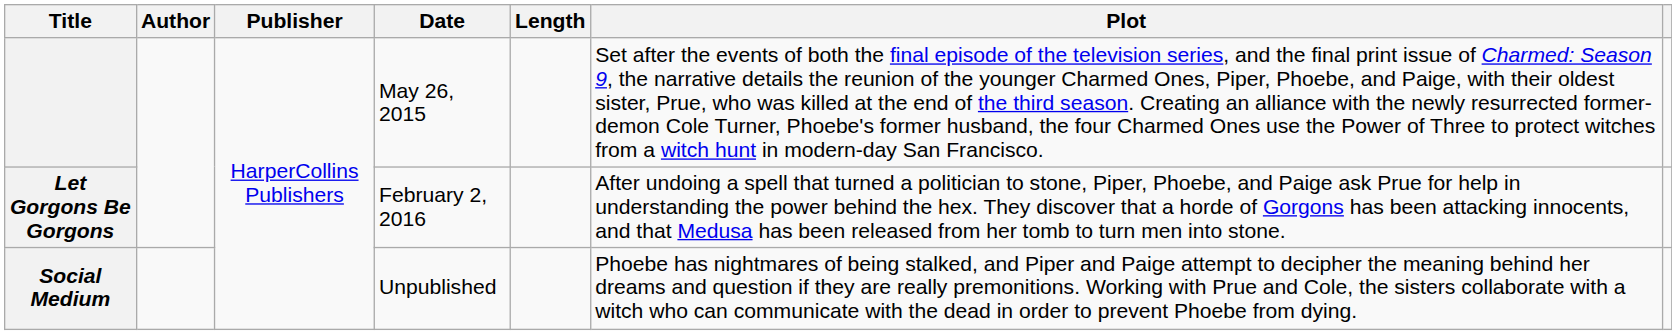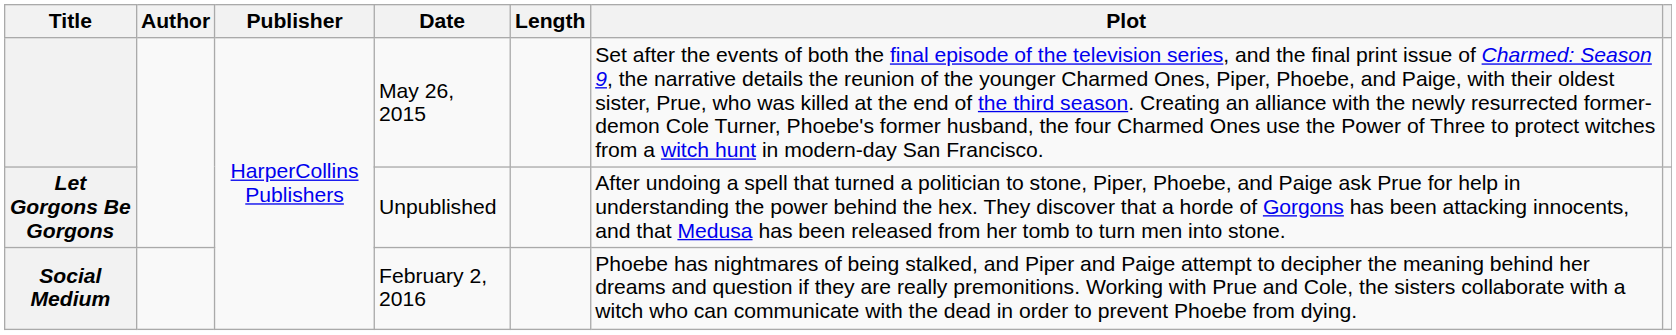(433, 207) February 2, 2016 -> (438, 207) Unpublished
(438, 288) Unpublished -> (433, 288) February 2, 2016
